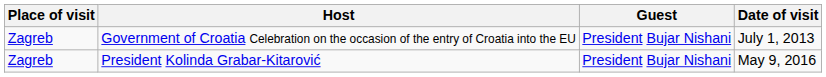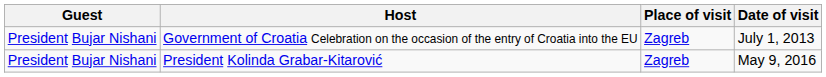columns swapped: (657, 15) <-> (51, 15)
